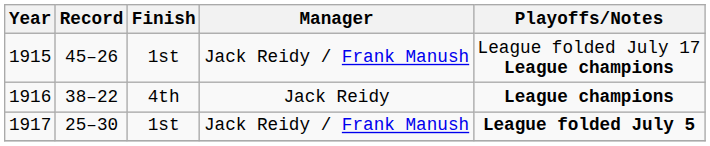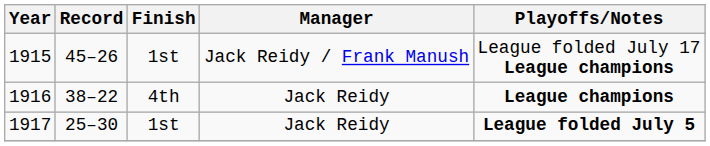(337, 126) Jack Reidy / Frank Manush -> (337, 126) Jack Reidy
